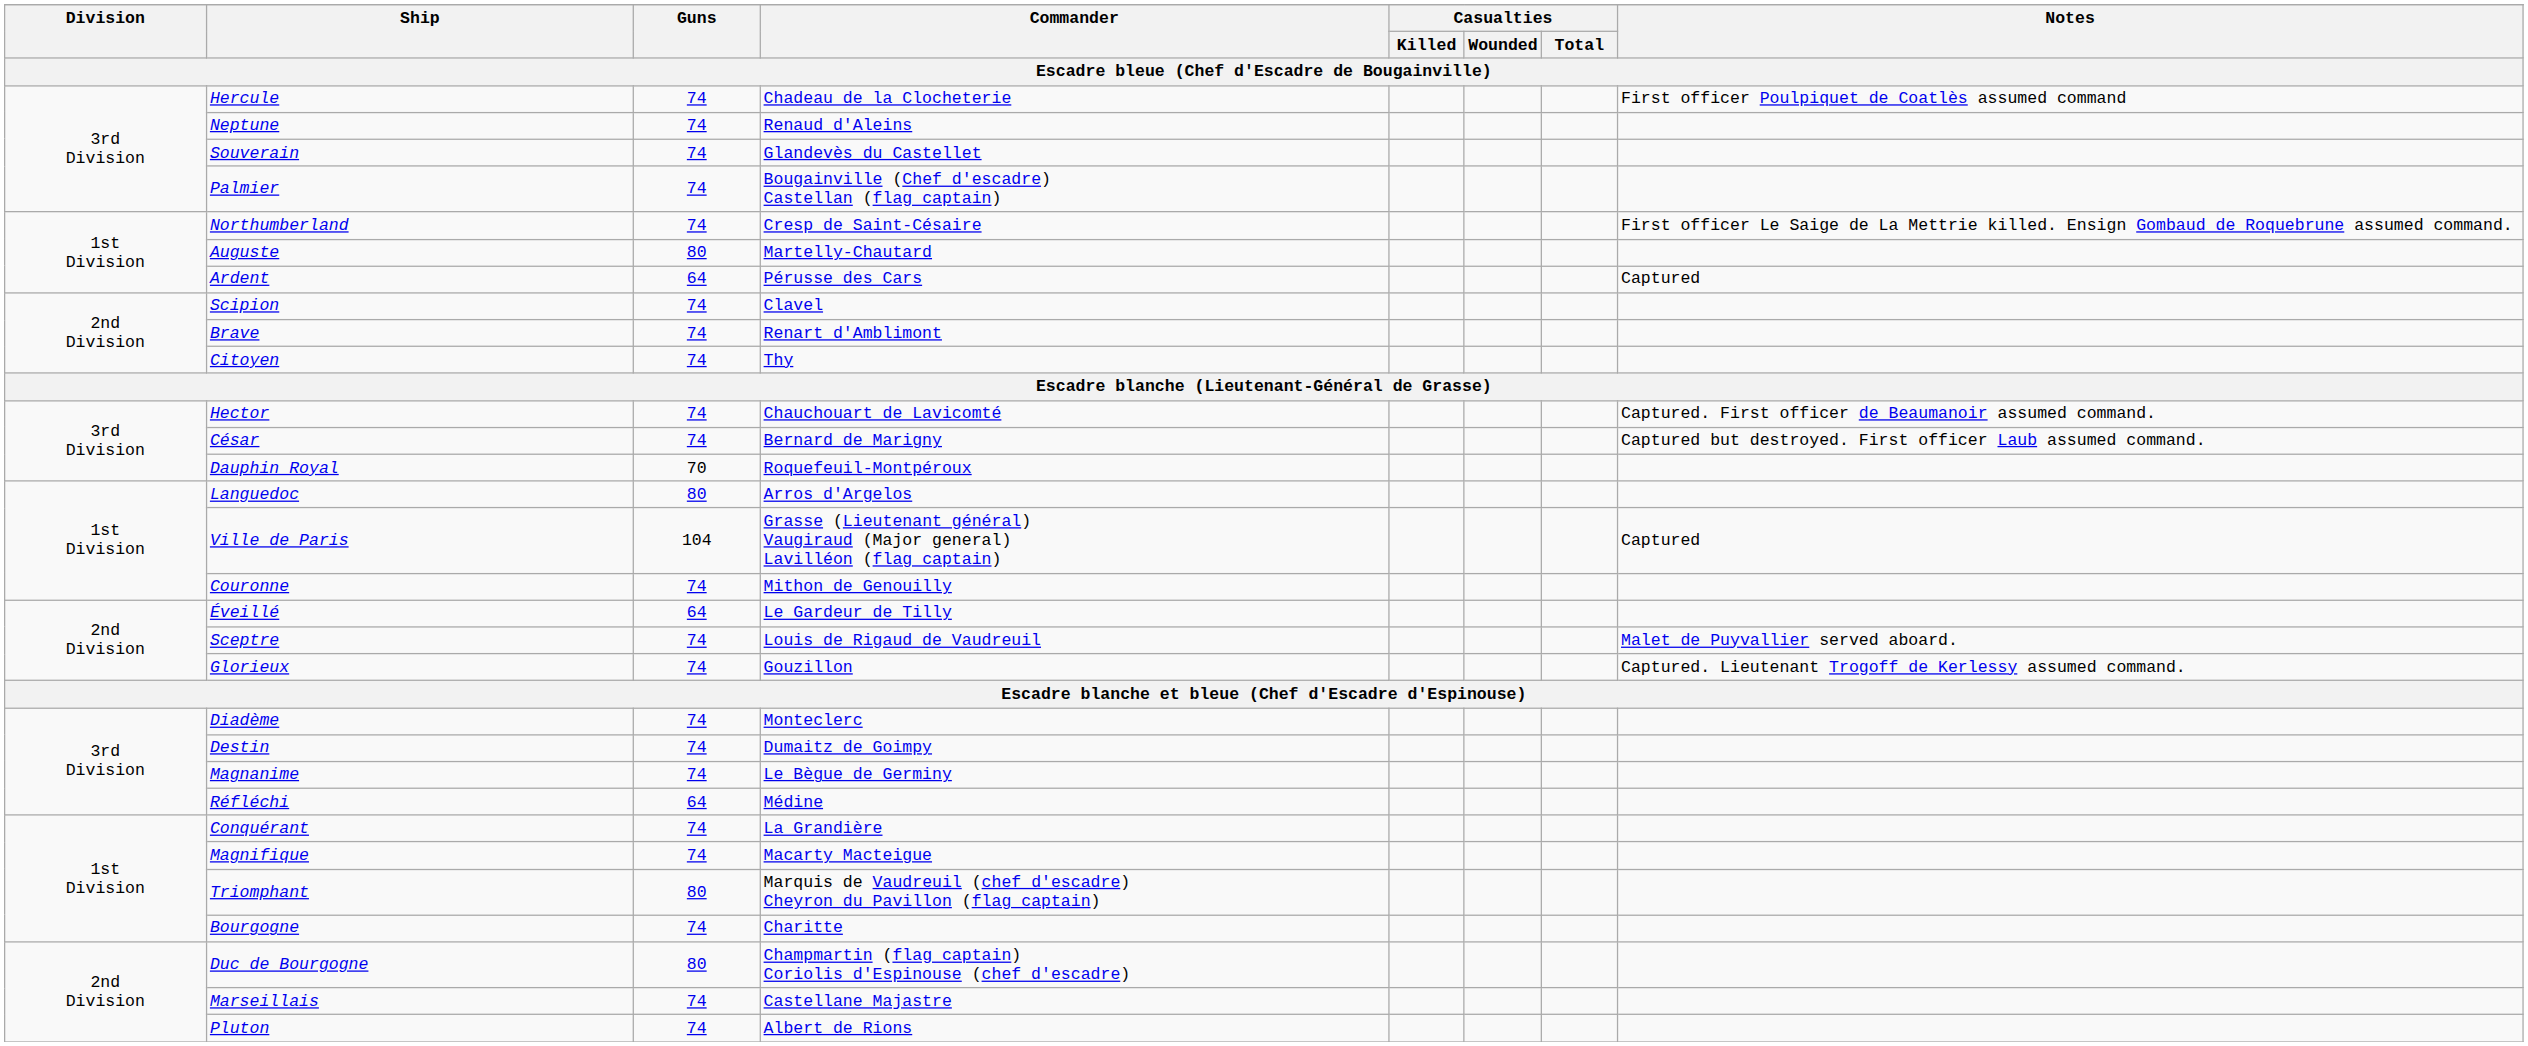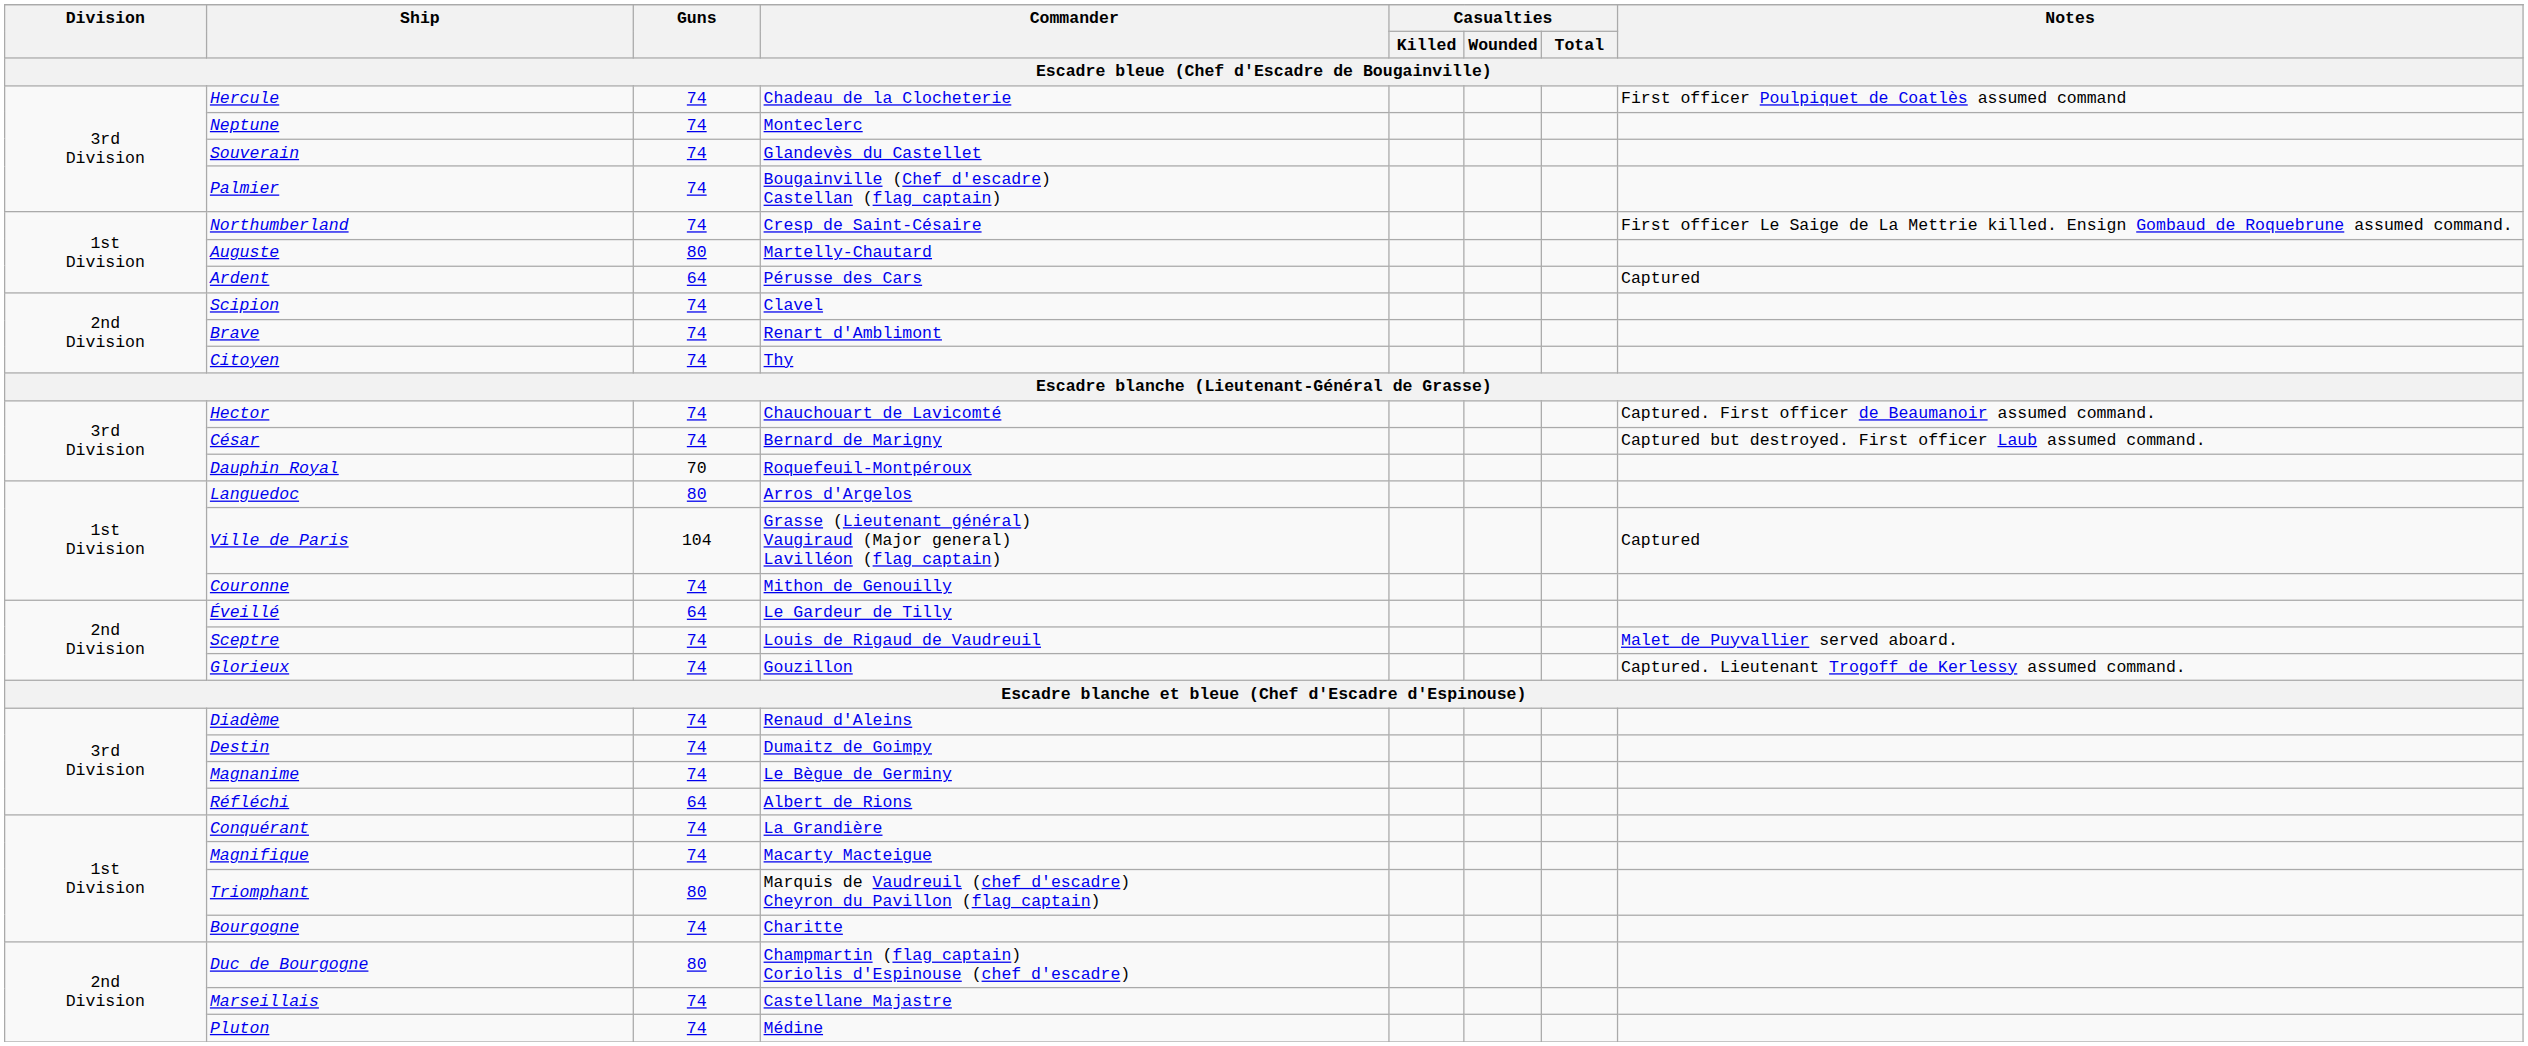(838, 126) Renaud d'Aleins -> (813, 126) Monteclerc
(813, 721) Monteclerc -> (838, 721) Renaud d'Aleins
(793, 802) Médine -> (838, 802) Albert de Rions
(838, 1028) Albert de Rions -> (793, 1028) Médine
